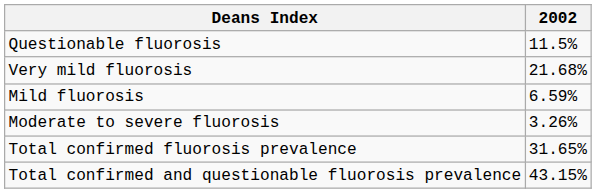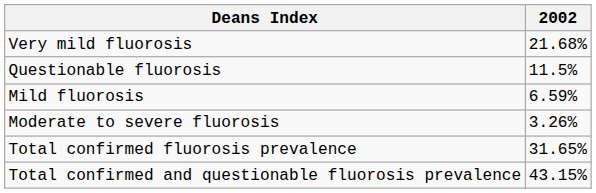rows swapped: (115, 44) <-> (100, 70)
